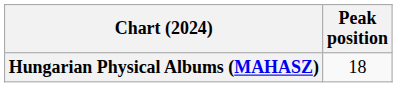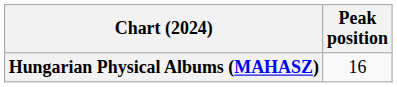(358, 67) 18 -> (358, 67) 16
